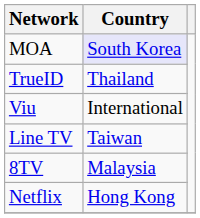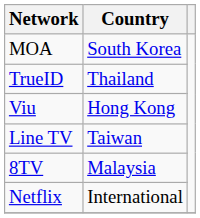(134, 49) lavender background -> (134, 49) no background
(135, 108) International -> (131, 108) Hong Kong
(131, 197) Hong Kong -> (135, 197) International
